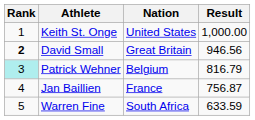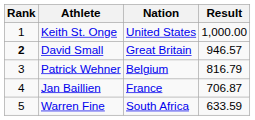(224, 50) 946.56 -> (224, 50) 946.57
(21, 69) paleturquoise background -> (21, 69) no background
(224, 87) 756.87 -> (224, 87) 706.87
